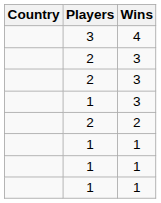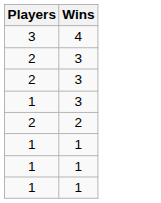- column: (34, 15)
